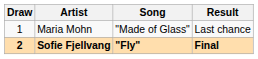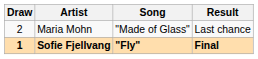(20, 29) 1 -> (20, 29) 2
(20, 45) 2 -> (20, 45) 1
